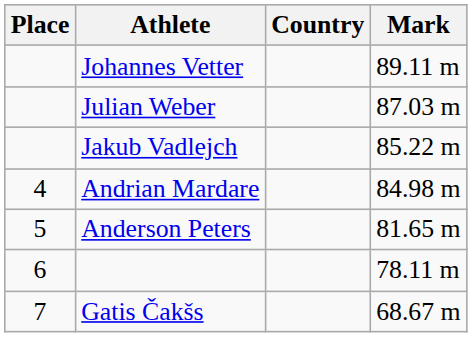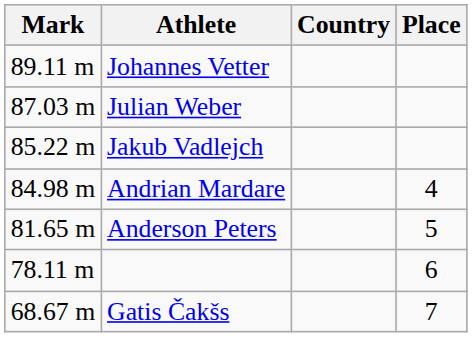columns swapped: (40, 24) <-> (418, 24)
